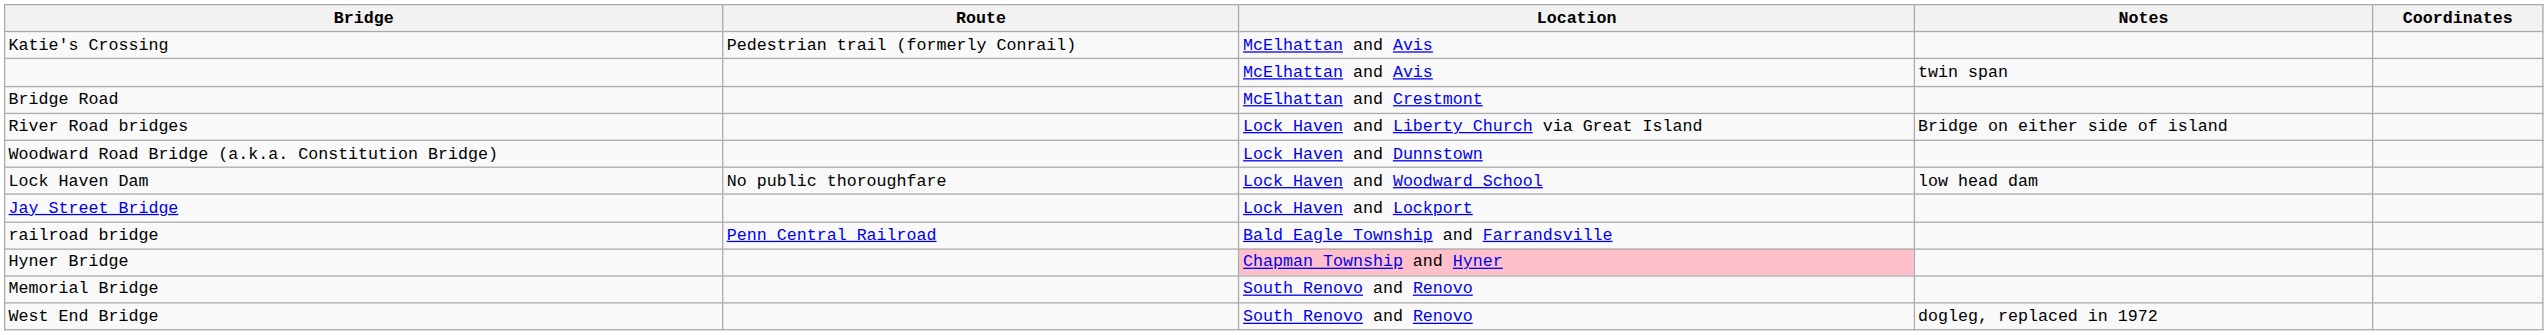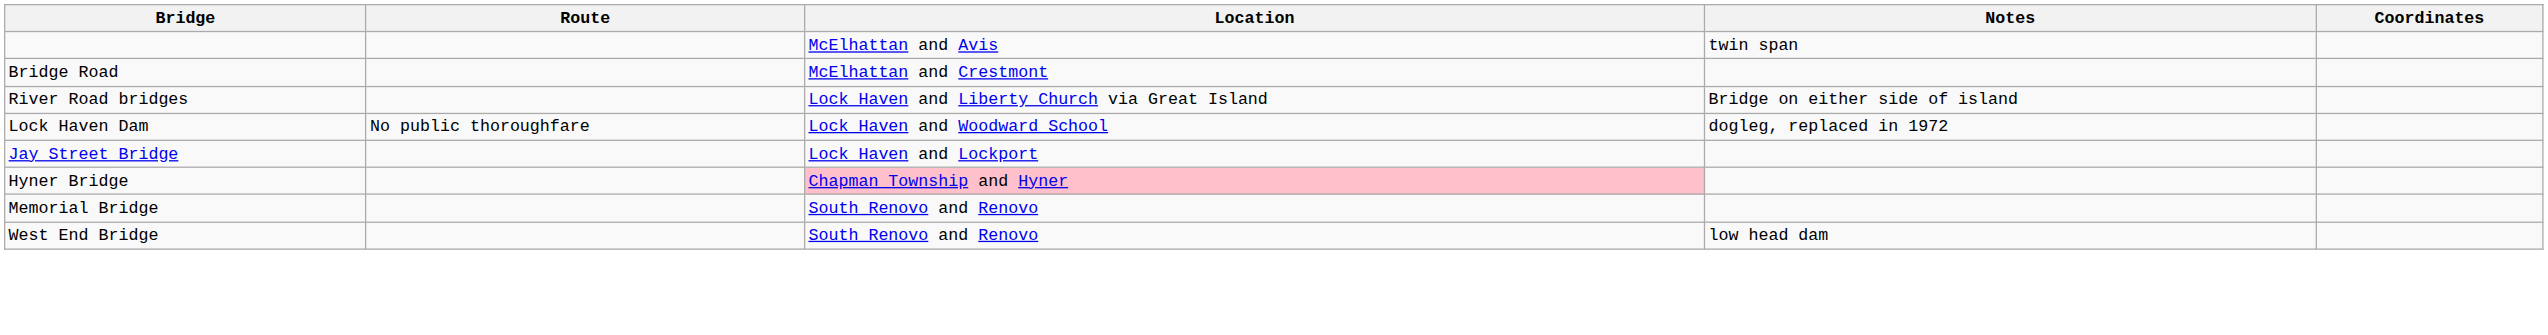- row: (88, 45)
- row: (253, 154)
(1978, 181) low head dam -> (1828, 127) dogleg, replaced in 1972
- row: (83, 235)
(2038, 317) dogleg, replaced in 1972 -> (1768, 235) low head dam
